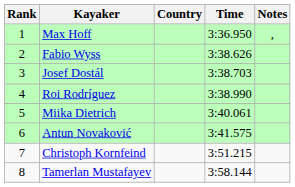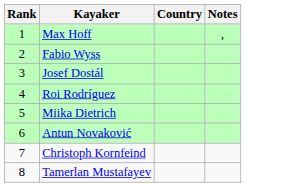- column: (230, 14)
